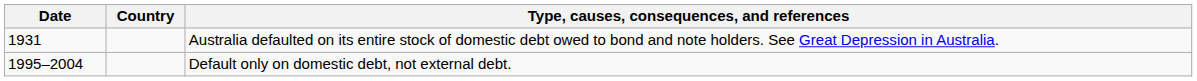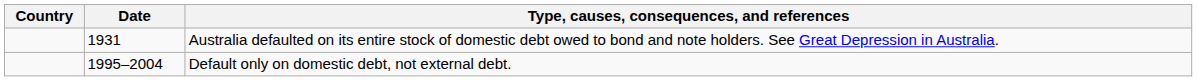columns swapped: (146, 16) <-> (55, 16)
